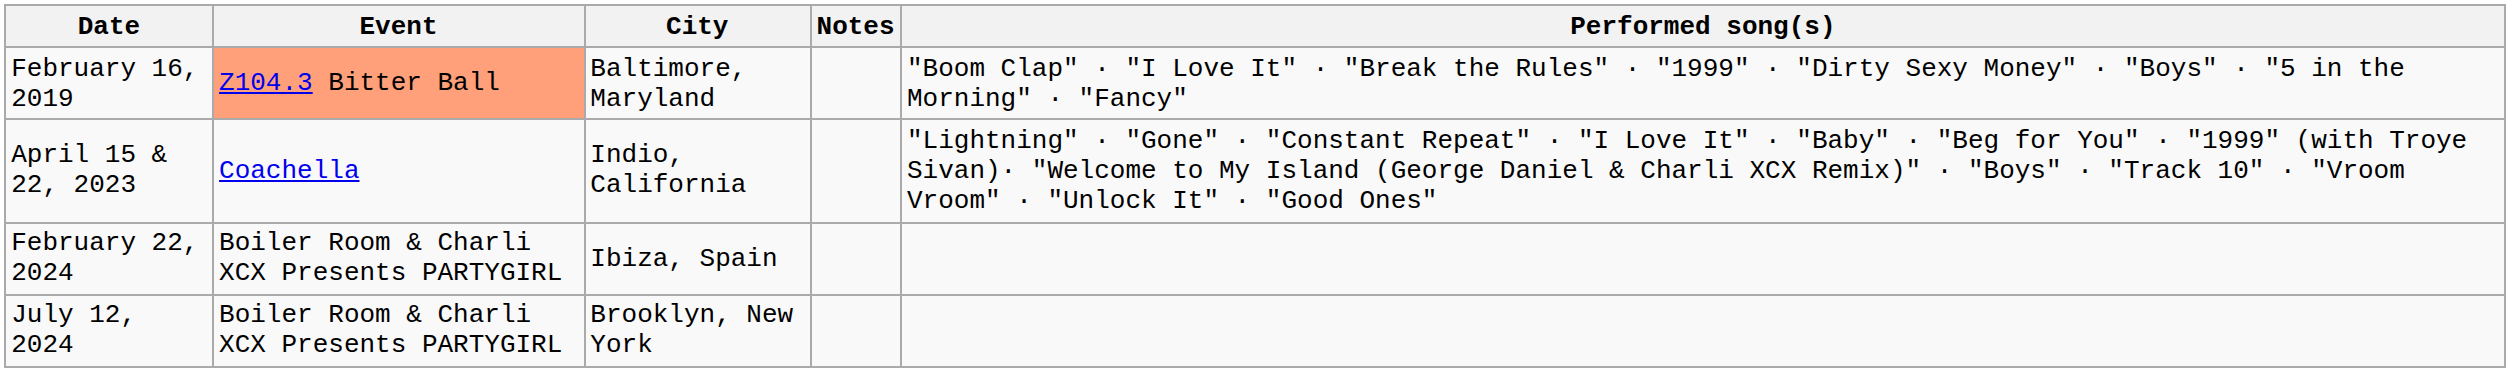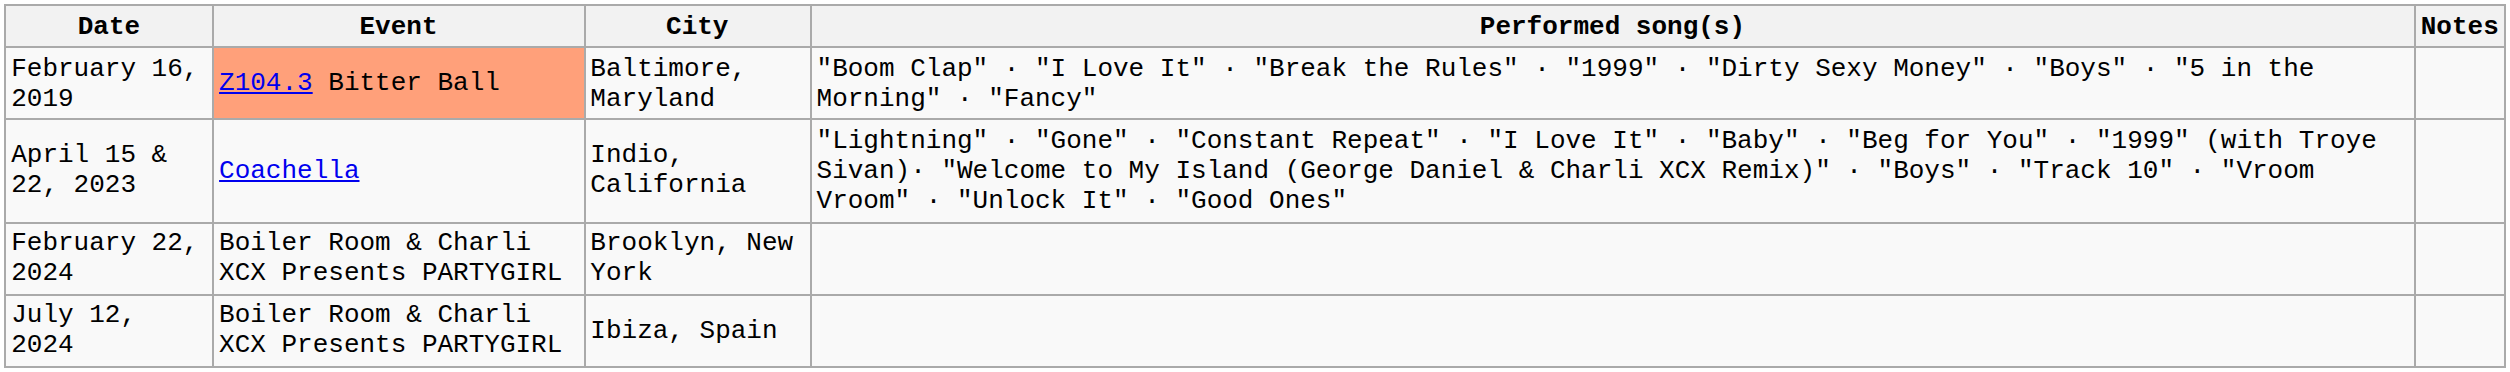columns swapped: (1703, 26) <-> (856, 26)
(684, 258) Ibiza, Spain -> (692, 258) Brooklyn, New York
(692, 331) Brooklyn, New York -> (684, 331) Ibiza, Spain
